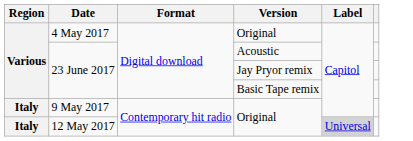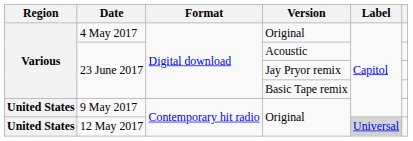(27, 107) Italy -> (41, 107) United States
(27, 126) Italy -> (41, 126) United States
